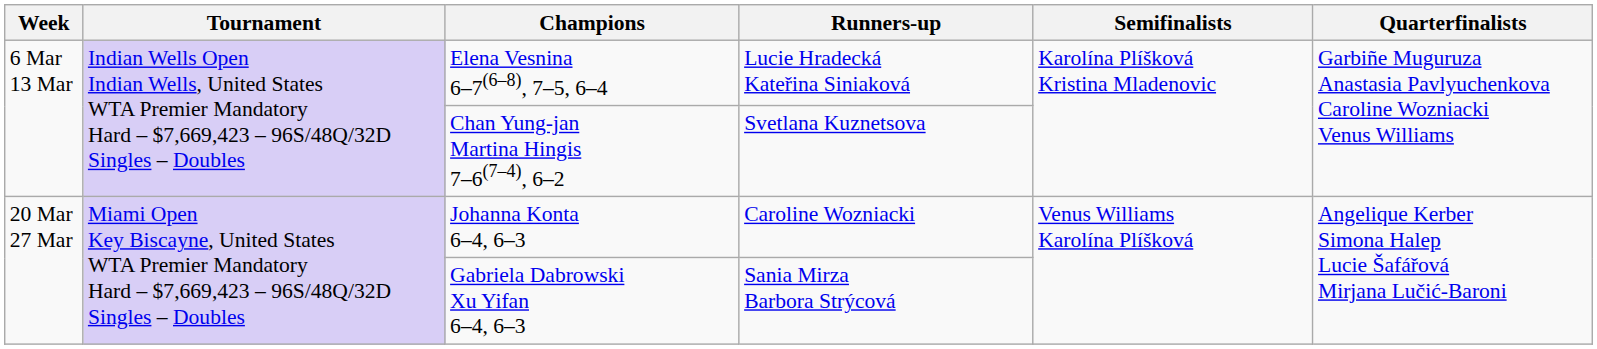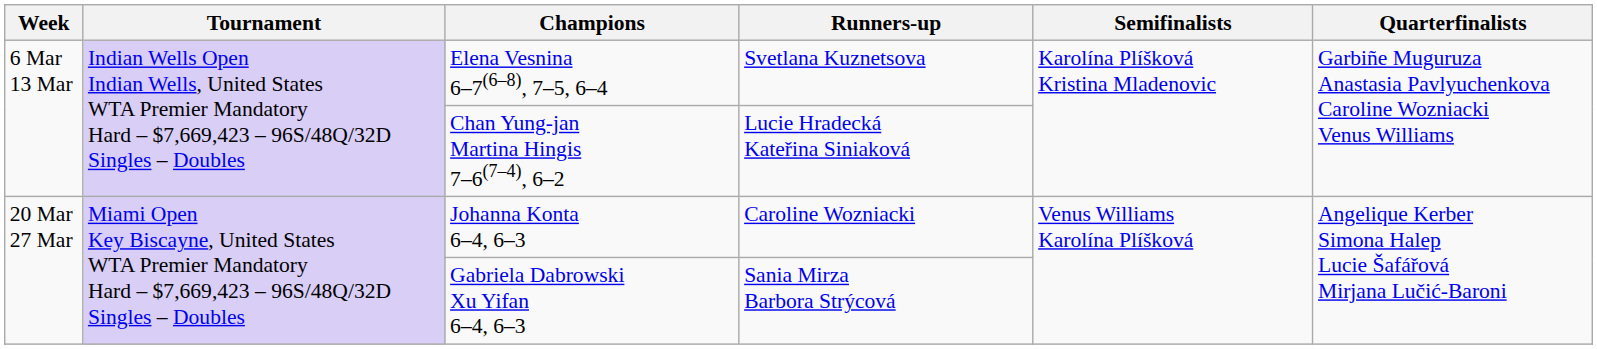(827, 70) Lucie Hradecká Kateřina Siniaková -> (835, 58) Svetlana Kuznetsova
(835, 123) Svetlana Kuznetsova -> (827, 136) Lucie Hradecká Kateřina Siniaková
